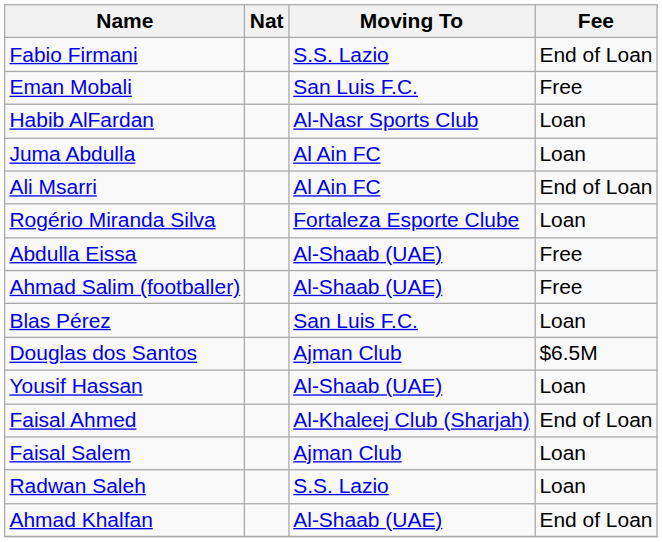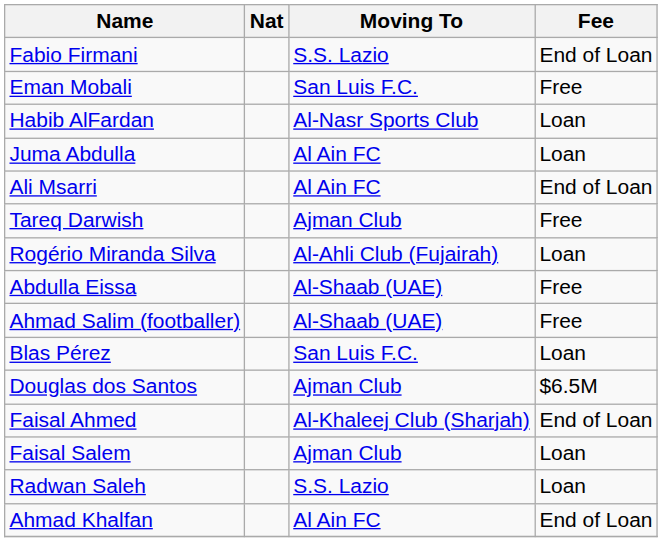+ row: (76, 220)
(406, 220) Fortaleza Esporte Clube -> (396, 253) Al-Ahli Club (Fujairah)
- row: (76, 386)
(368, 519) Al-Shaab (UAE) -> (337, 519) Al Ain FC
